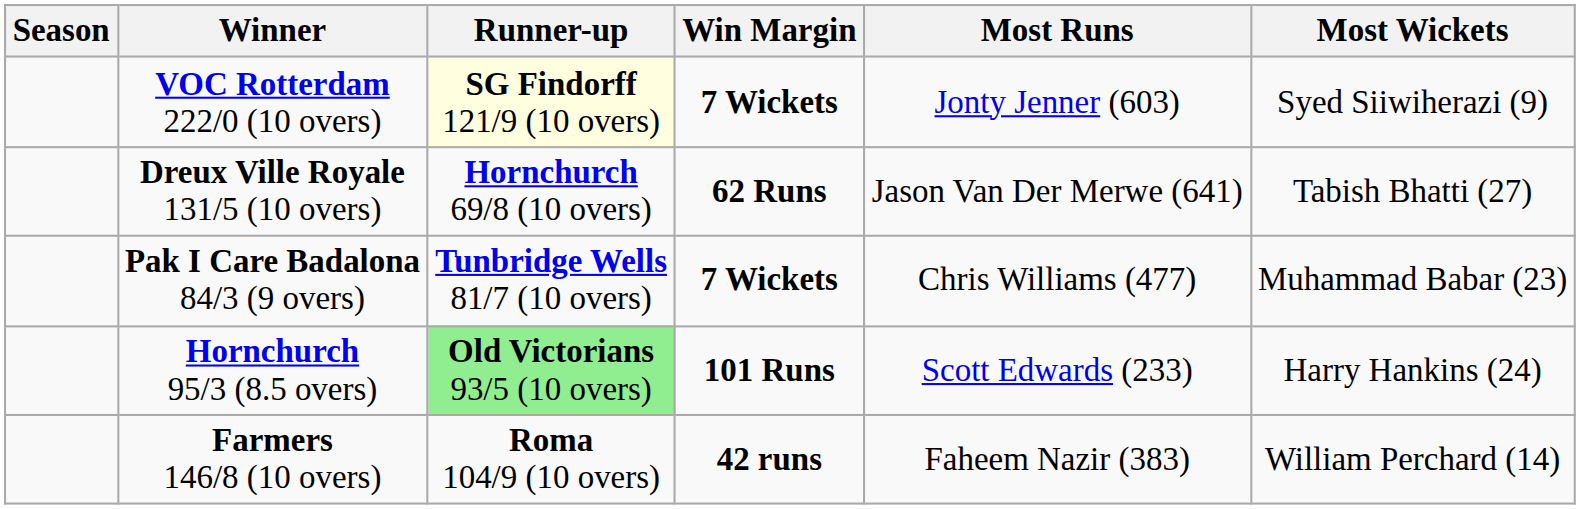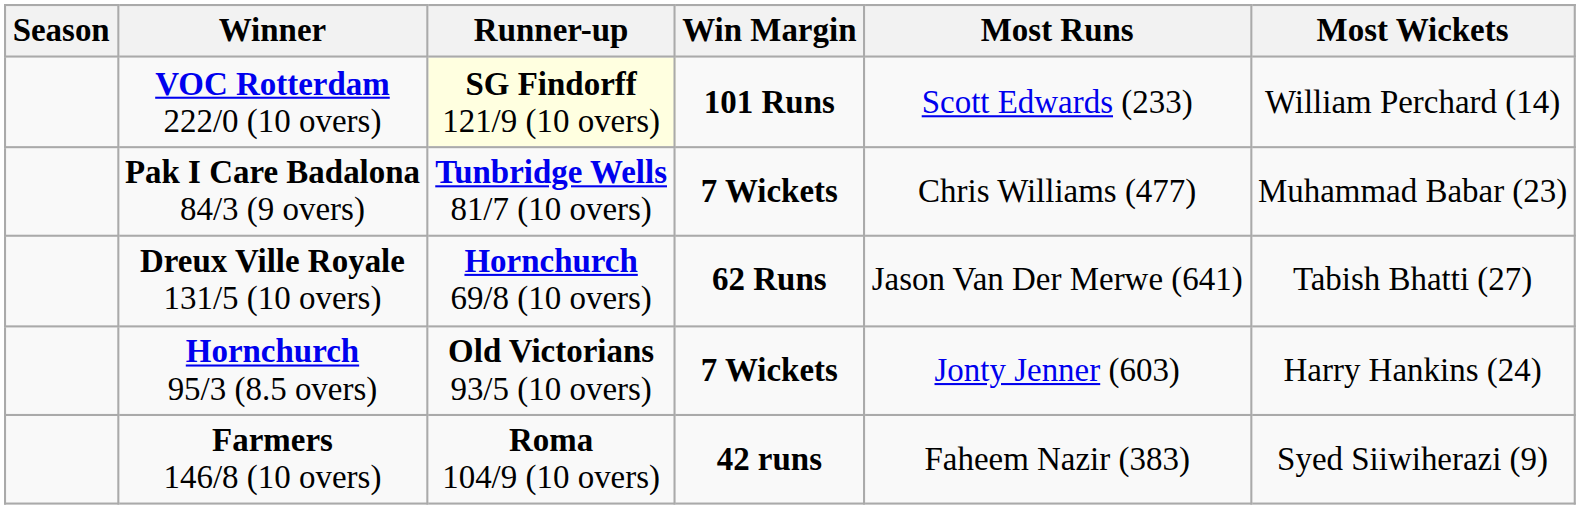(769, 101) 7 Wickets -> (769, 101) 101 Runs
(1057, 101) Jonty Jenner (603) -> (1057, 101) Scott Edwards (233)
(1413, 101) Syed Siiwiherazi (9) -> (1413, 101) William Perchard (14)
rows swapped: (272, 280) <-> (272, 190)
(551, 369) lightgreen background -> (551, 369) no background
(769, 369) 101 Runs -> (769, 369) 7 Wickets
(1057, 369) Scott Edwards (233) -> (1057, 369) Jonty Jenner (603)
(1413, 458) William Perchard (14) -> (1413, 458) Syed Siiwiherazi (9)
